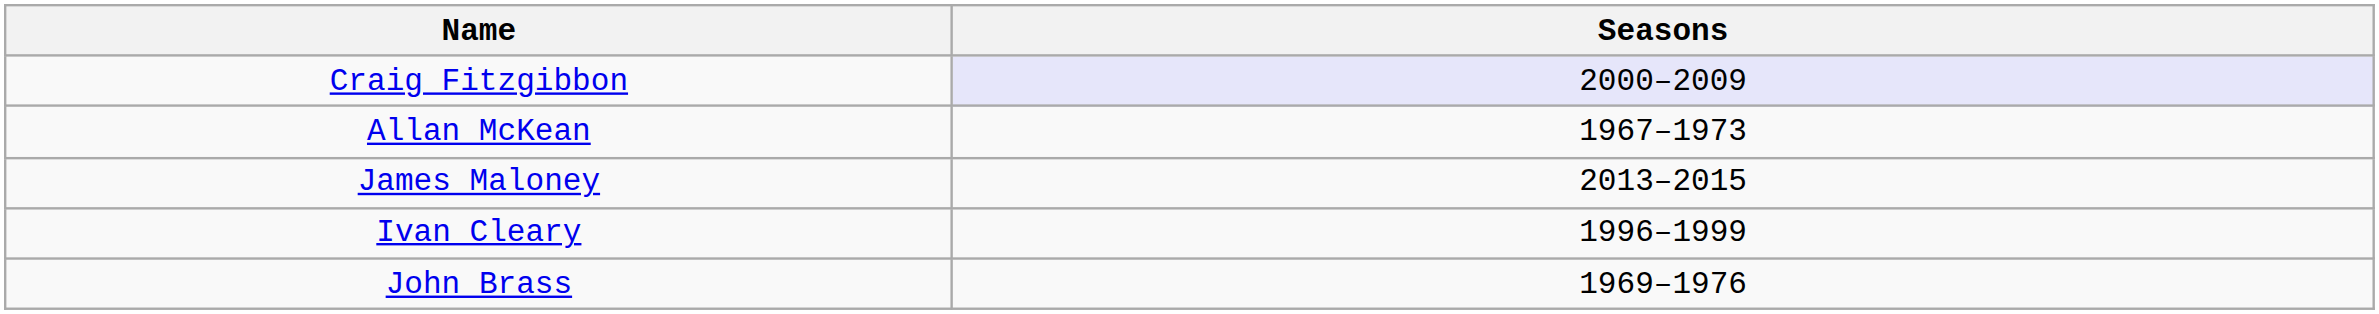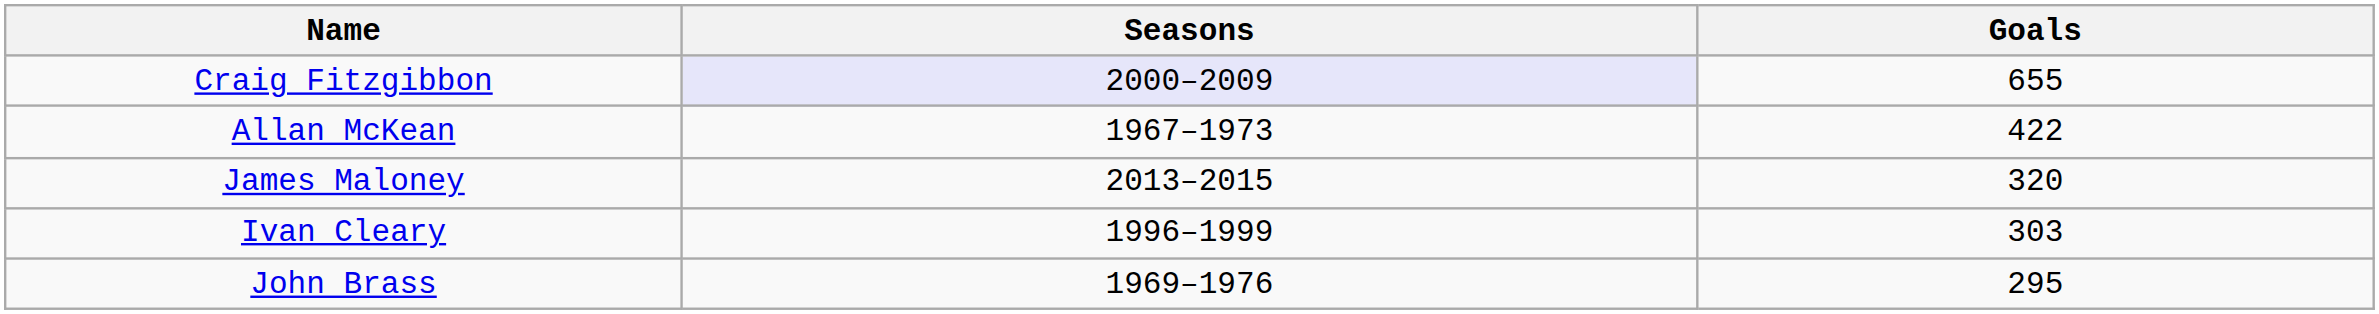+ column: (2035, 31)
